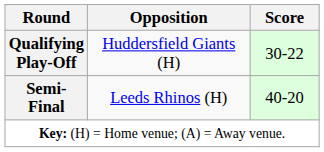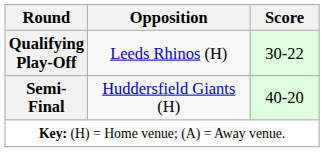(169, 52) Huddersfield Giants (H) -> (169, 52) Leeds Rhinos (H)
(169, 97) Leeds Rhinos (H) -> (169, 97) Huddersfield Giants (H)
